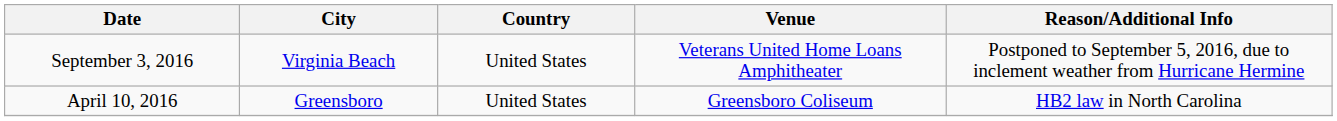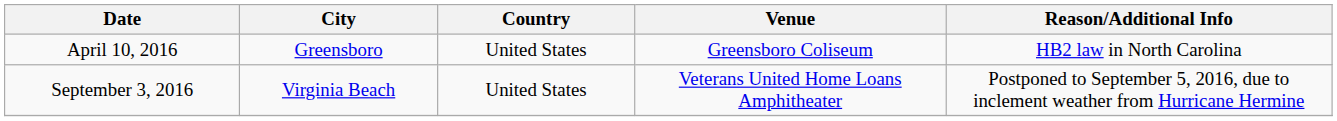rows swapped: (122, 100) <-> (122, 60)
